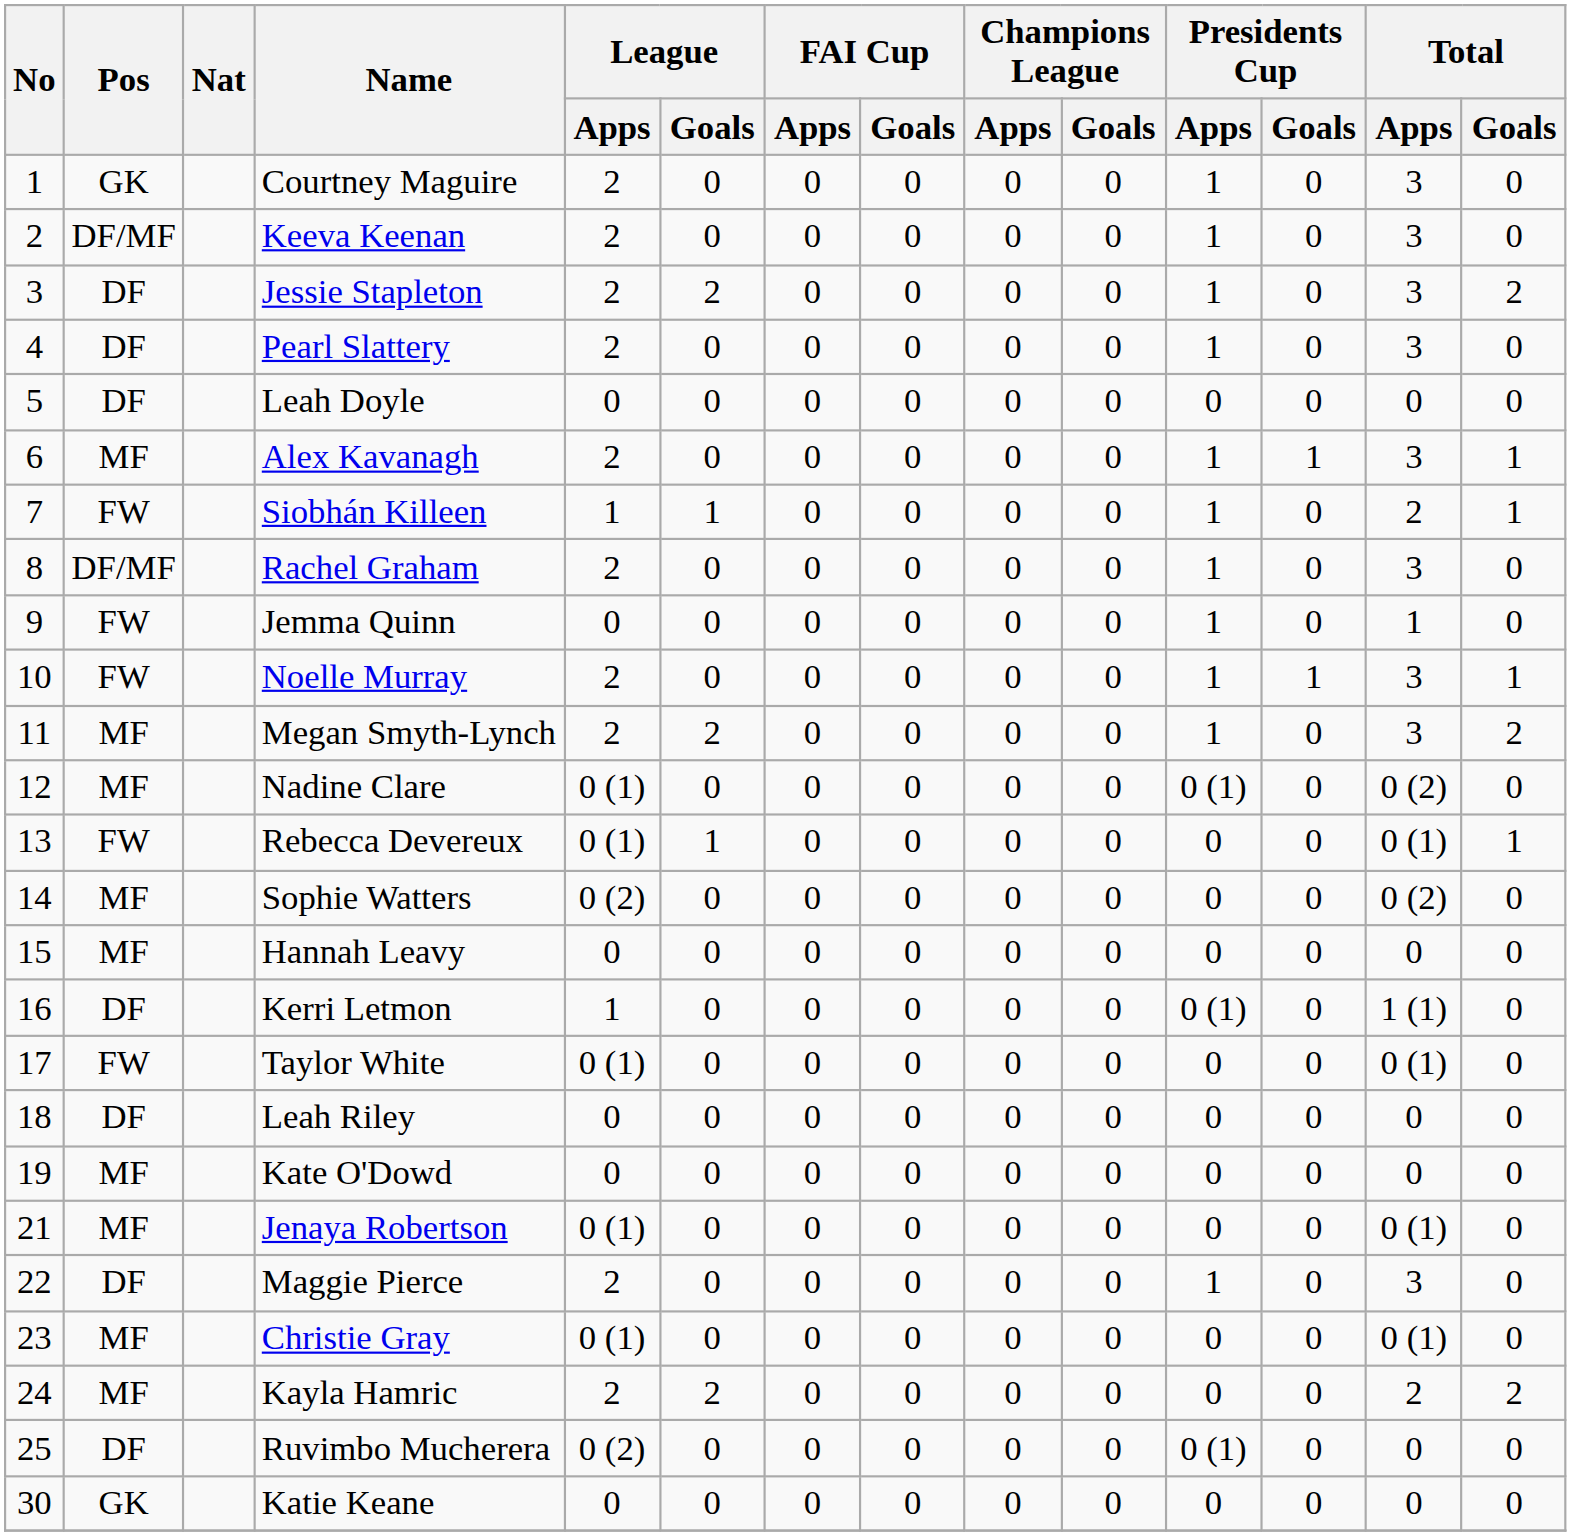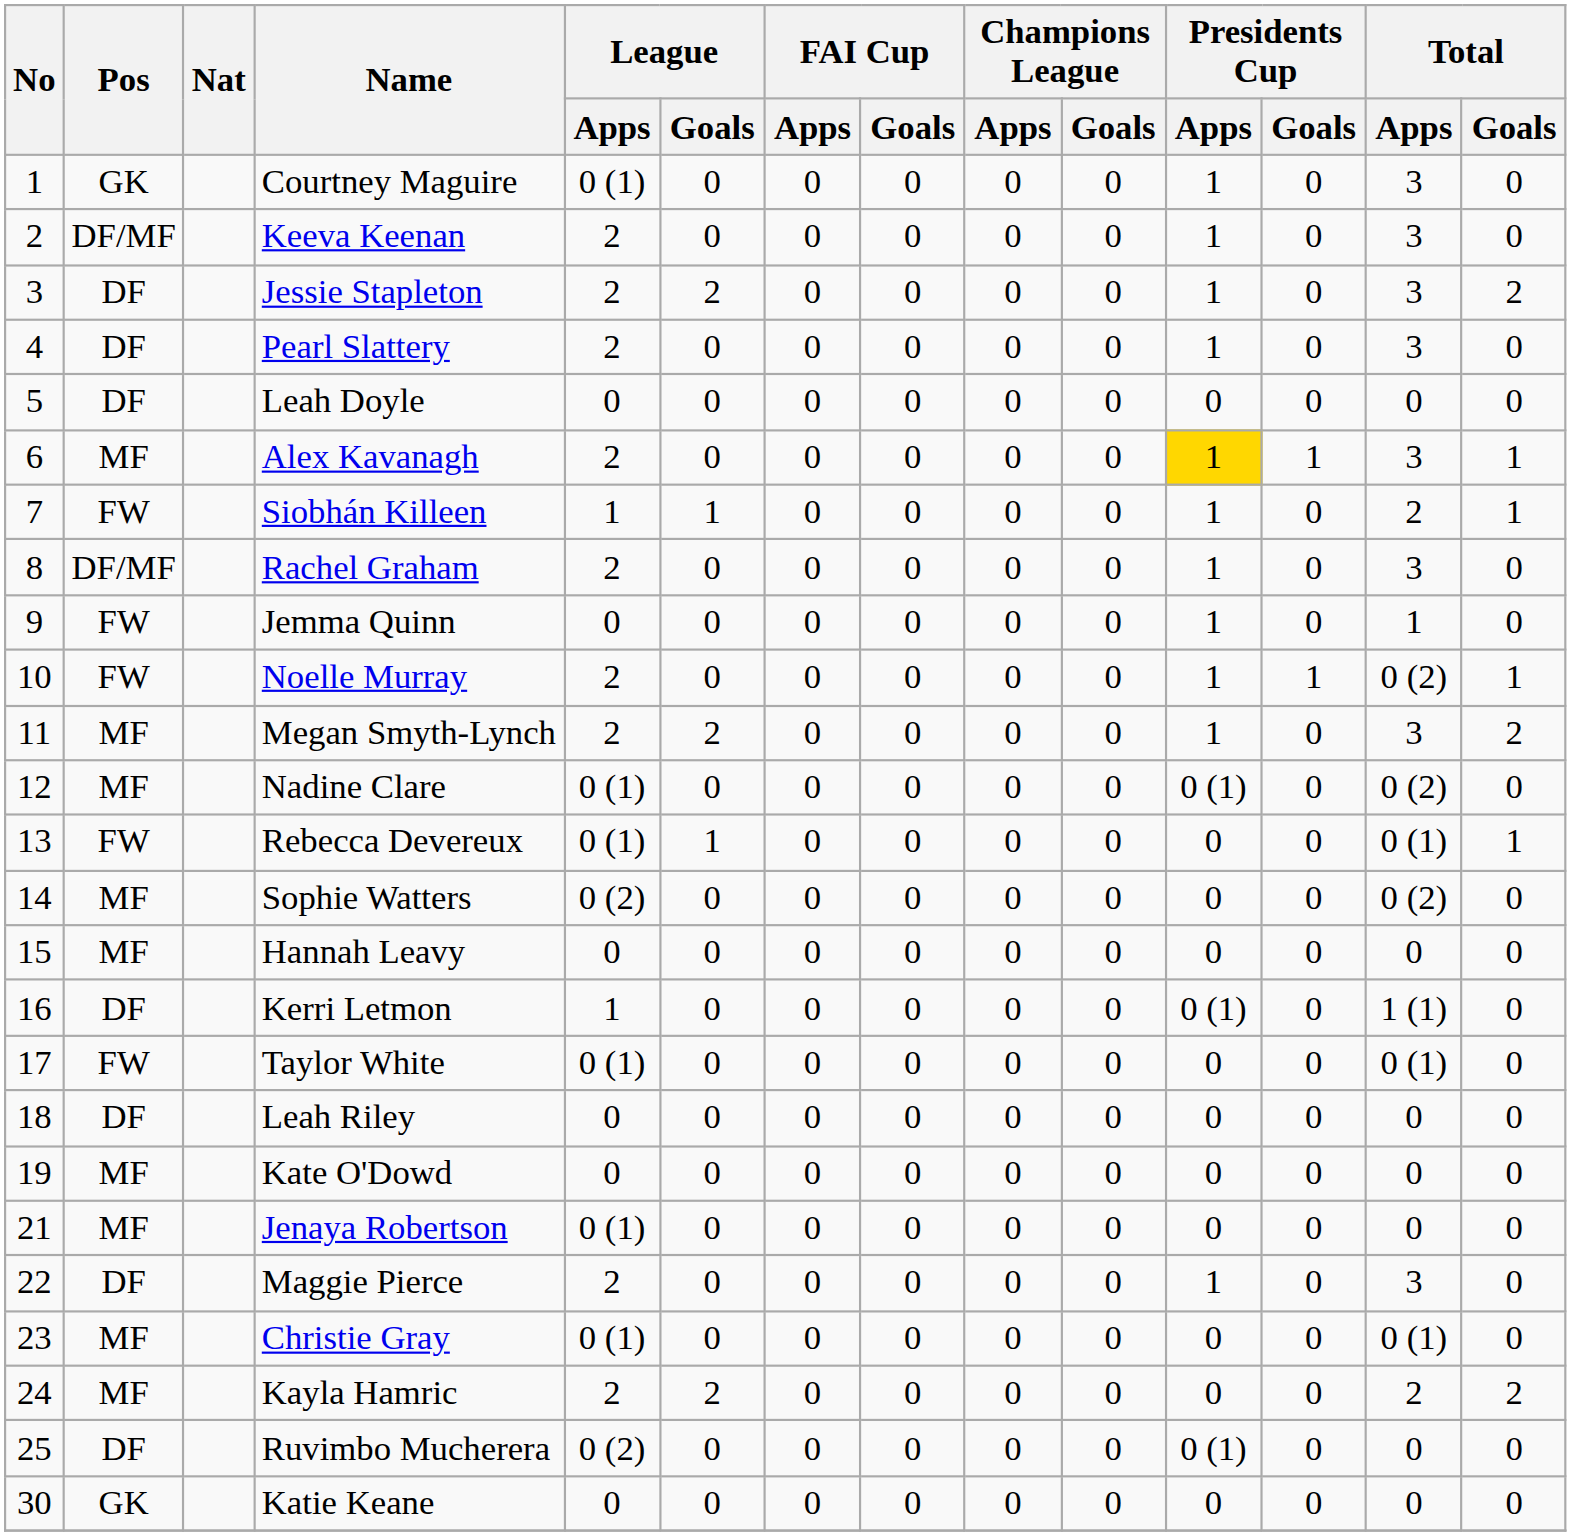(612, 181) 2 -> (612, 181) 0 (1)
(1213, 456) no background -> (1213, 456) gold background
(1414, 676) 3 -> (1414, 676) 0 (2)
(1414, 1227) 0 (1) -> (1414, 1227) 0
